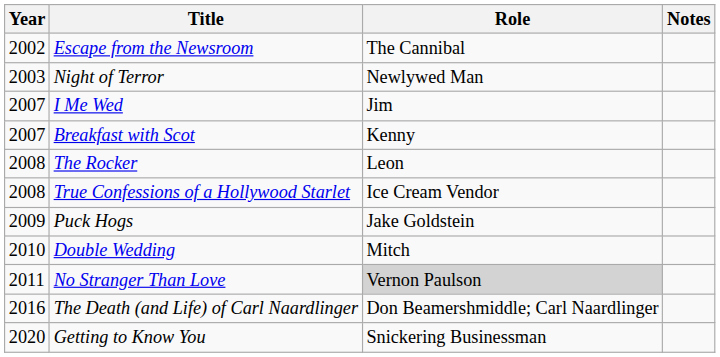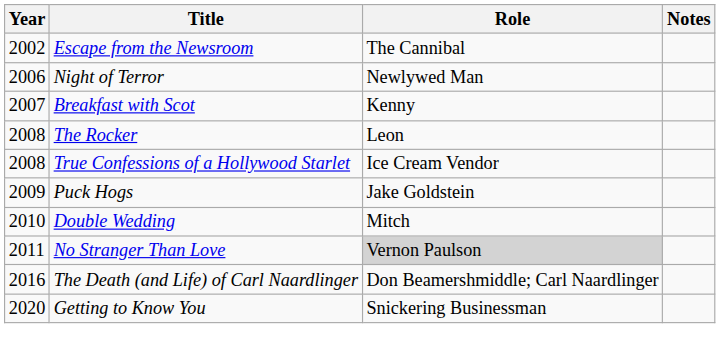(27, 76) 2003 -> (27, 76) 2006
- row: (88, 105)
